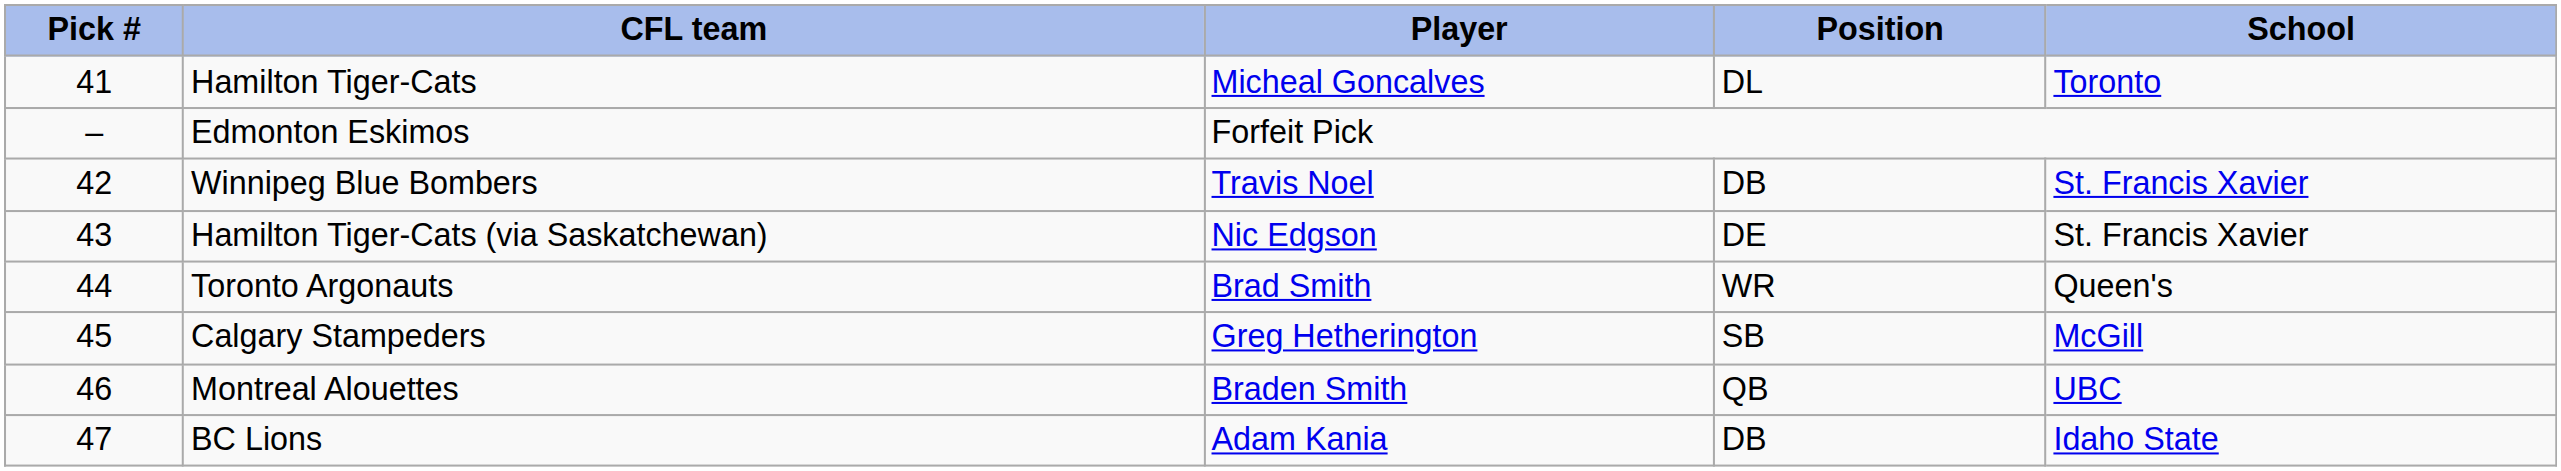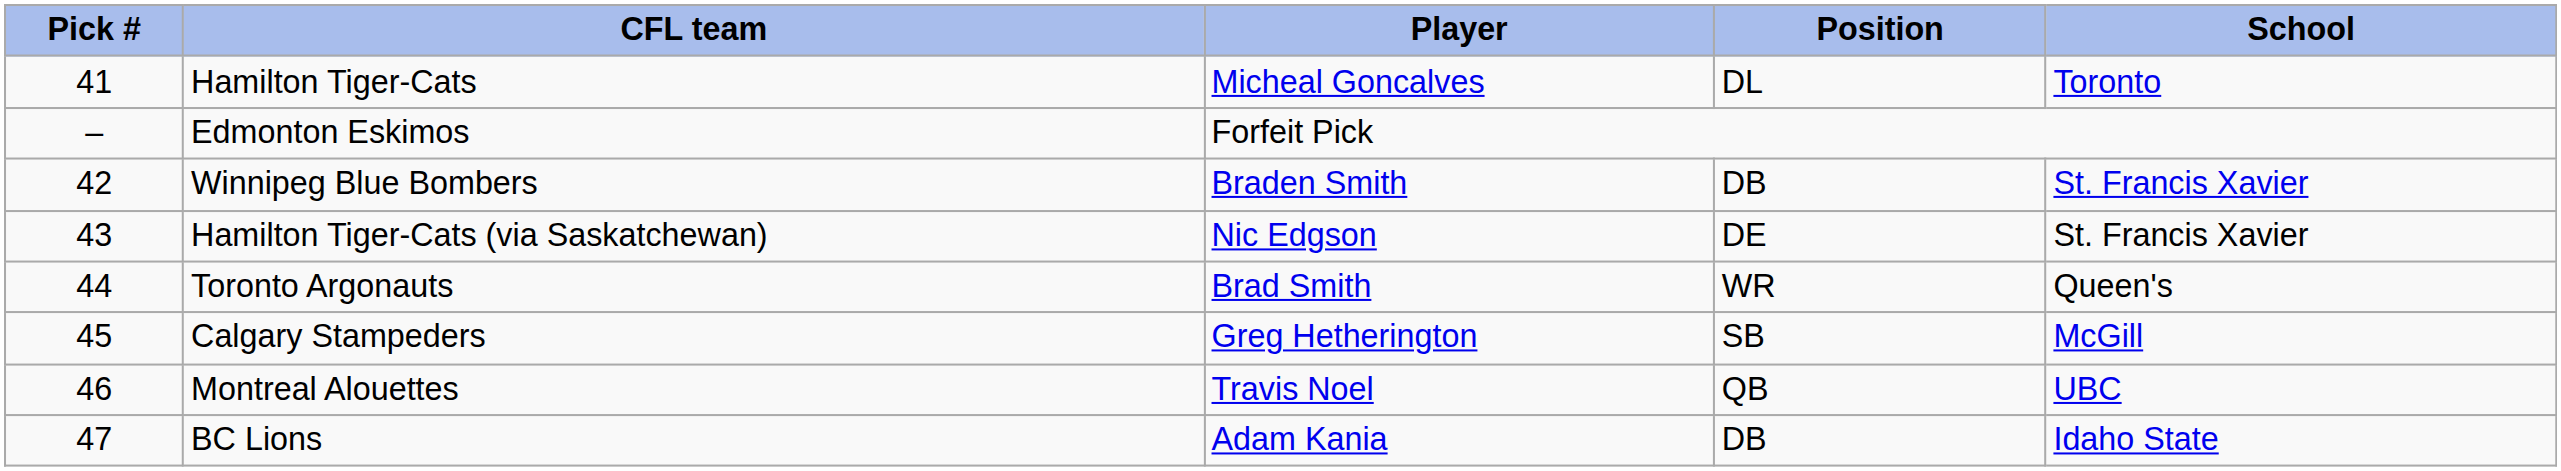(1293, 183) Travis Noel -> (1309, 183) Braden Smith
(1309, 388) Braden Smith -> (1293, 388) Travis Noel
